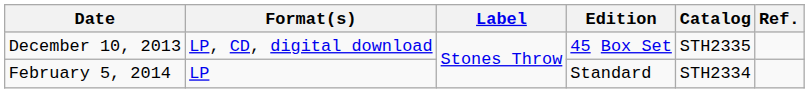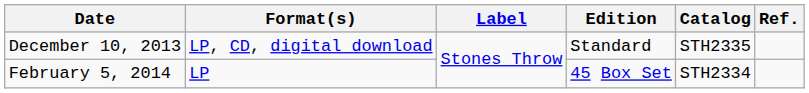(621, 46) 45 Box Set -> (611, 46) Standard
(611, 74) Standard -> (621, 74) 45 Box Set
